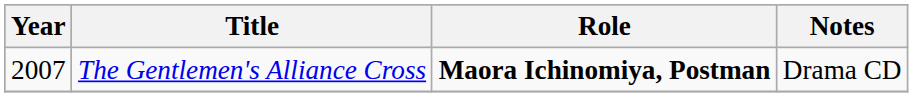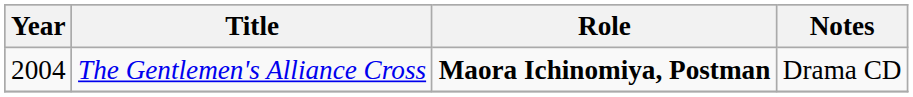(38, 69) 2007 -> (38, 69) 2004
